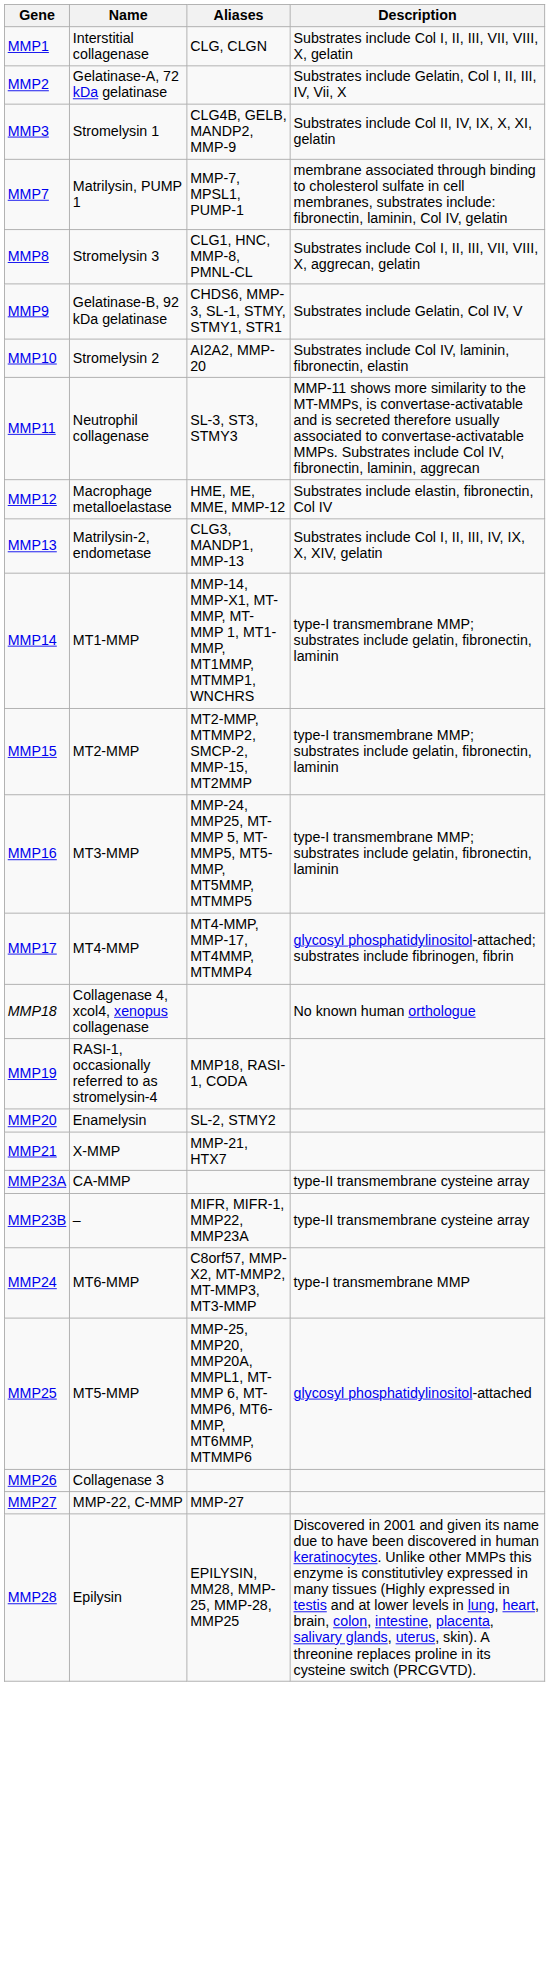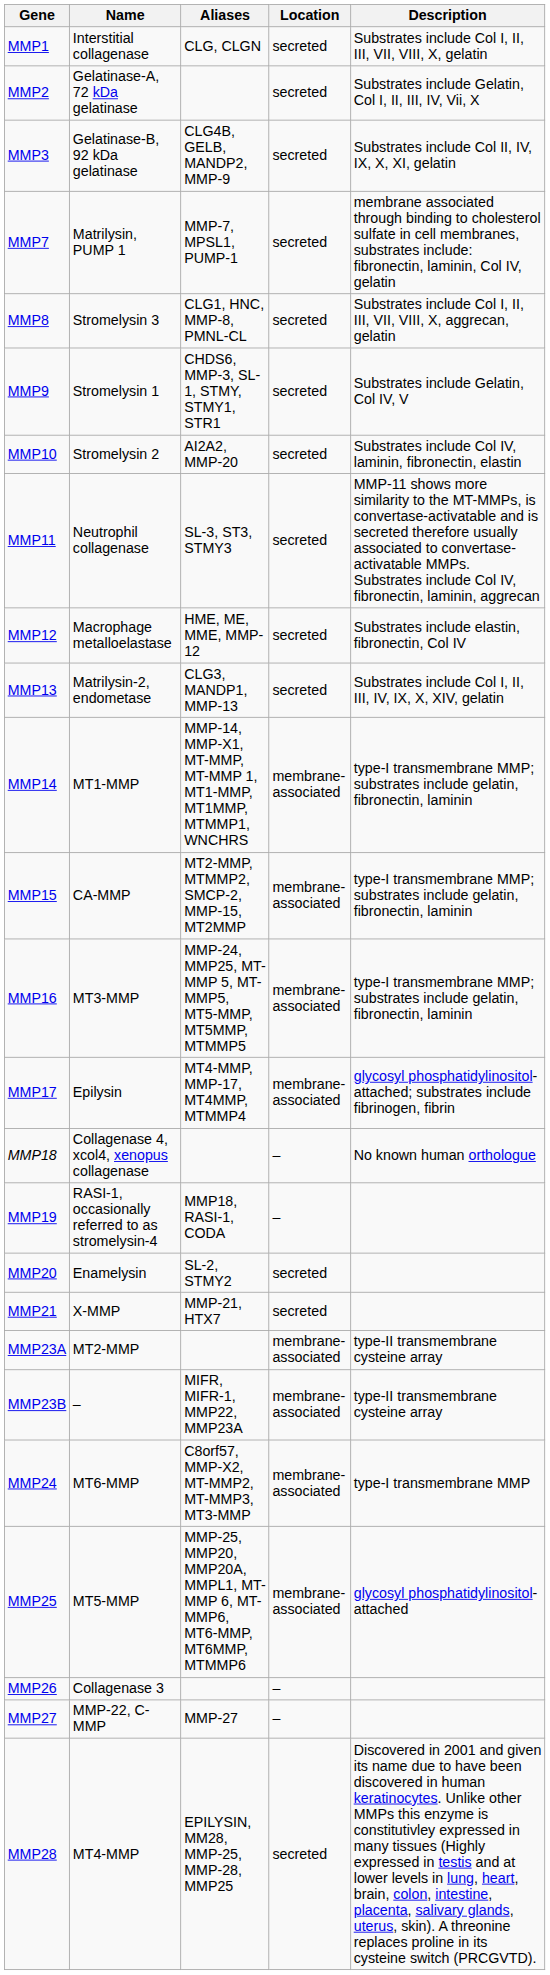+ column: (310, 15)
(116, 131) Stromelysin 1 -> (116, 155) Gelatinase-B, 92 kDa gelatinase
(126, 311) Gelatinase-B, 92 kDa gelatinase -> (116, 391) Stromelysin 1
(106, 751) MT2-MMP -> (102, 895) CA-MMP
(106, 948) MT4-MMP -> (97, 1092) Epilysin
(102, 1181) CA-MMP -> (106, 1350) MT2-MMP
(97, 1597) Epilysin -> (106, 1853) MT4-MMP
